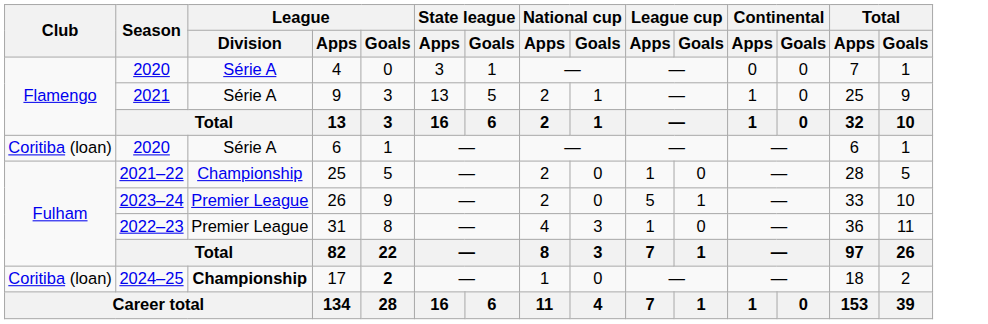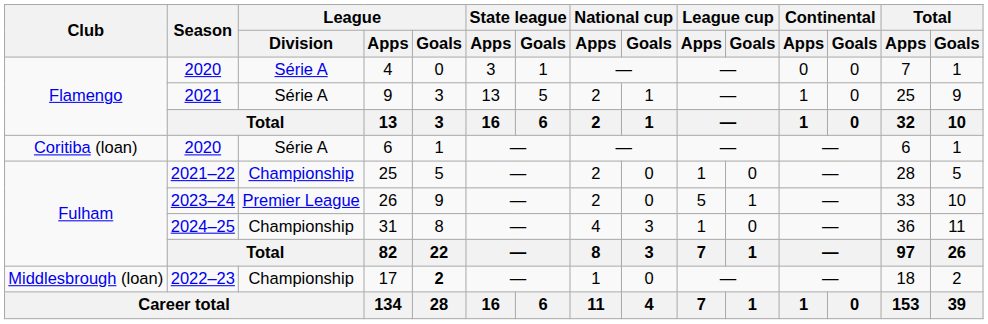(152, 226) 2022–23 -> (203, 226) 2024–25
(250, 226) Premier League -> (301, 226) Championship
(60, 278) Coritiba (loan) -> (86, 278) Middlesbrough (loan)
(152, 278) 2024–25 -> (203, 278) 2022–23
(250, 278) bold -> (301, 278) normal
